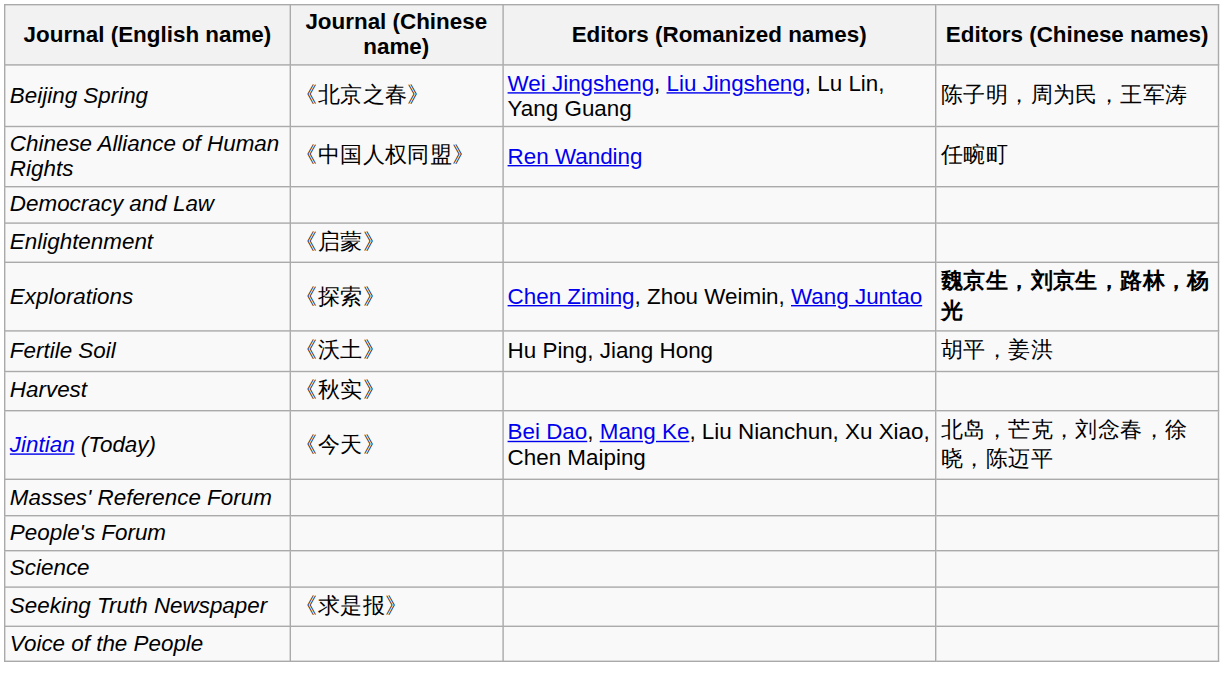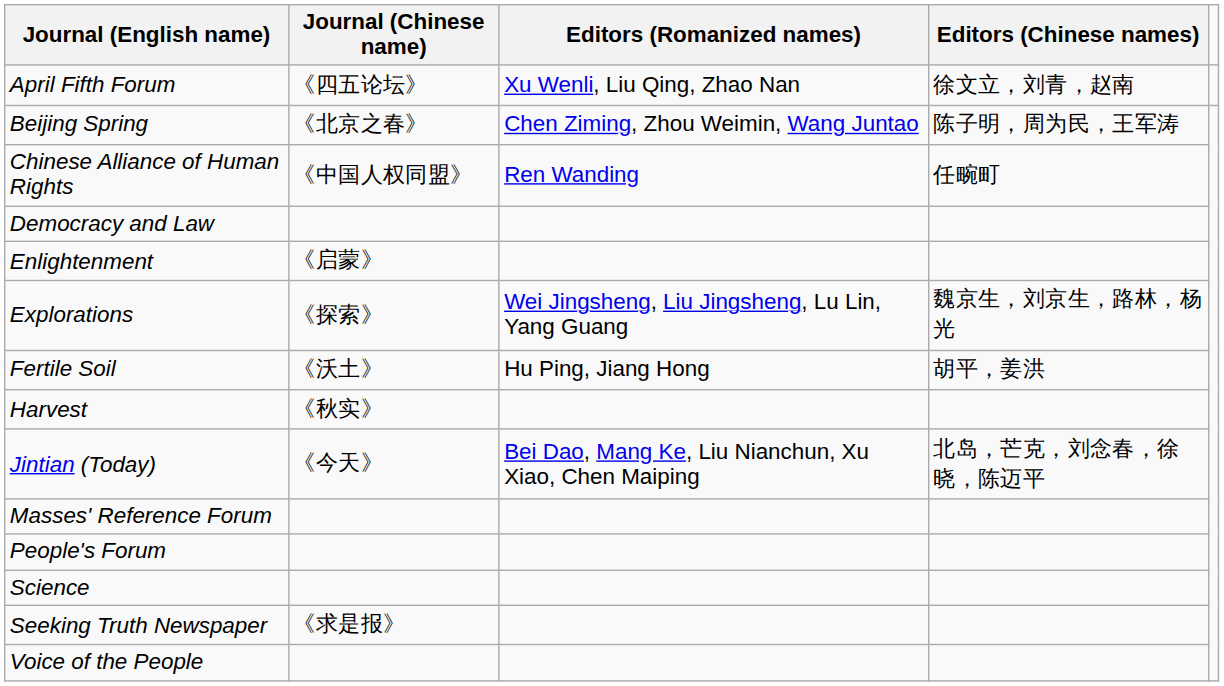+ row: (93, 85)
(696, 95) Wei Jingsheng, Liu Jingsheng, Lu Lin, Yang Guang -> (711, 124) Chen Ziming, Zhou Weimin, Wang Juntao
(715, 296) Chen Ziming, Zhou Weimin, Wang Juntao -> (693, 315) Wei Jingsheng, Liu Jingsheng, Lu Lin, Yang Guang
(1075, 295) bold -> (1068, 314) normal
